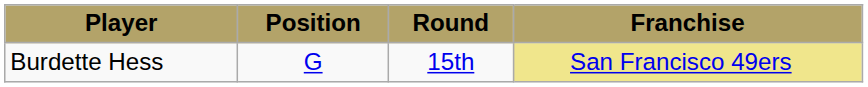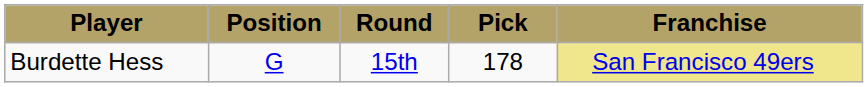+ column: (503, 23)
